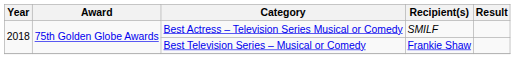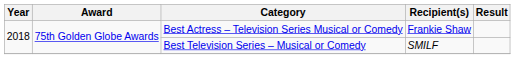(423, 29) SMILF -> (439, 29) Frankie Shaw
(439, 45) Frankie Shaw -> (423, 45) SMILF
